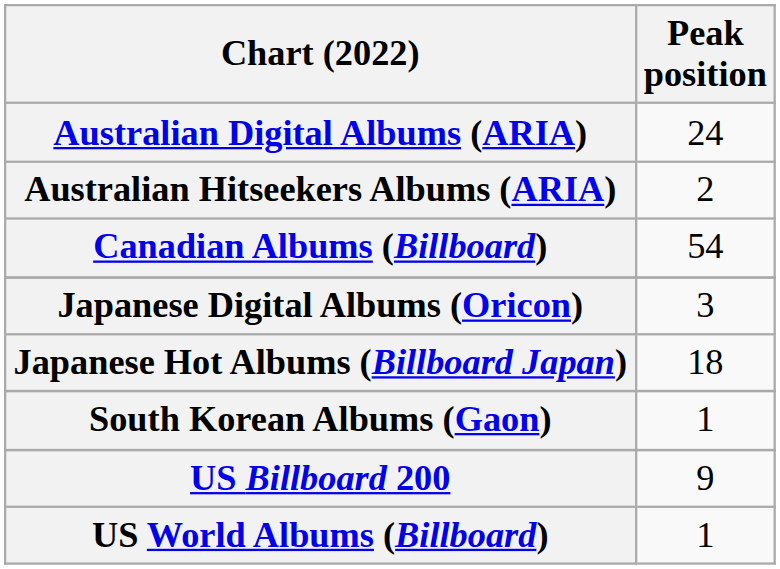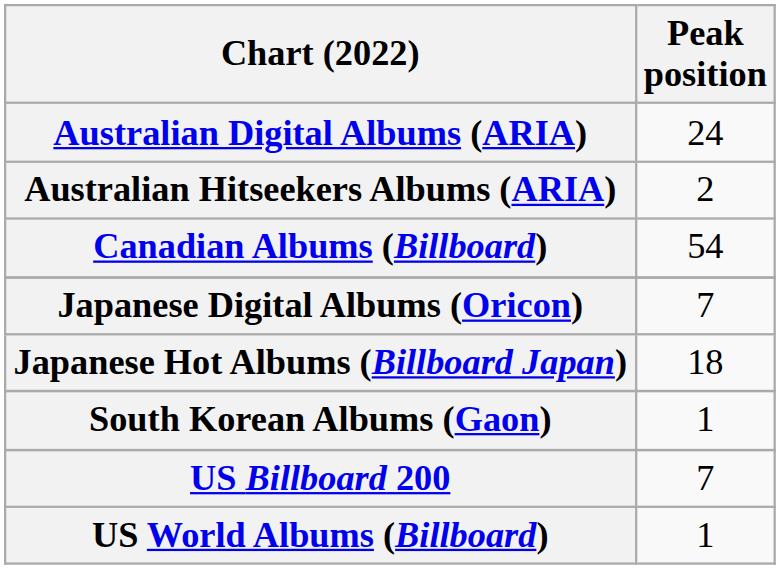(705, 304) 3 -> (705, 304) 7
(705, 477) 9 -> (705, 477) 7
